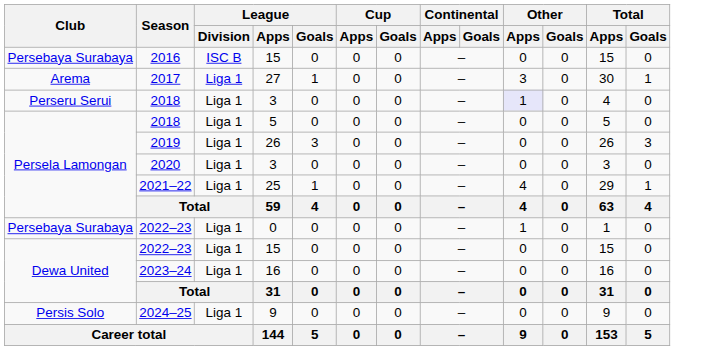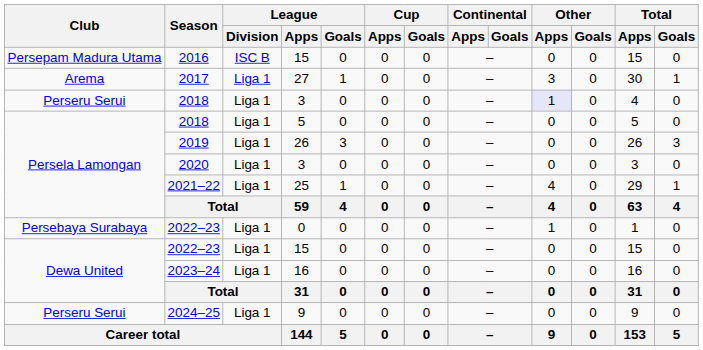(70, 57) Persebaya Surabaya -> (84, 57) Persepam Madura Utama
(70, 313) Persis Solo -> (84, 313) Perseru Serui
